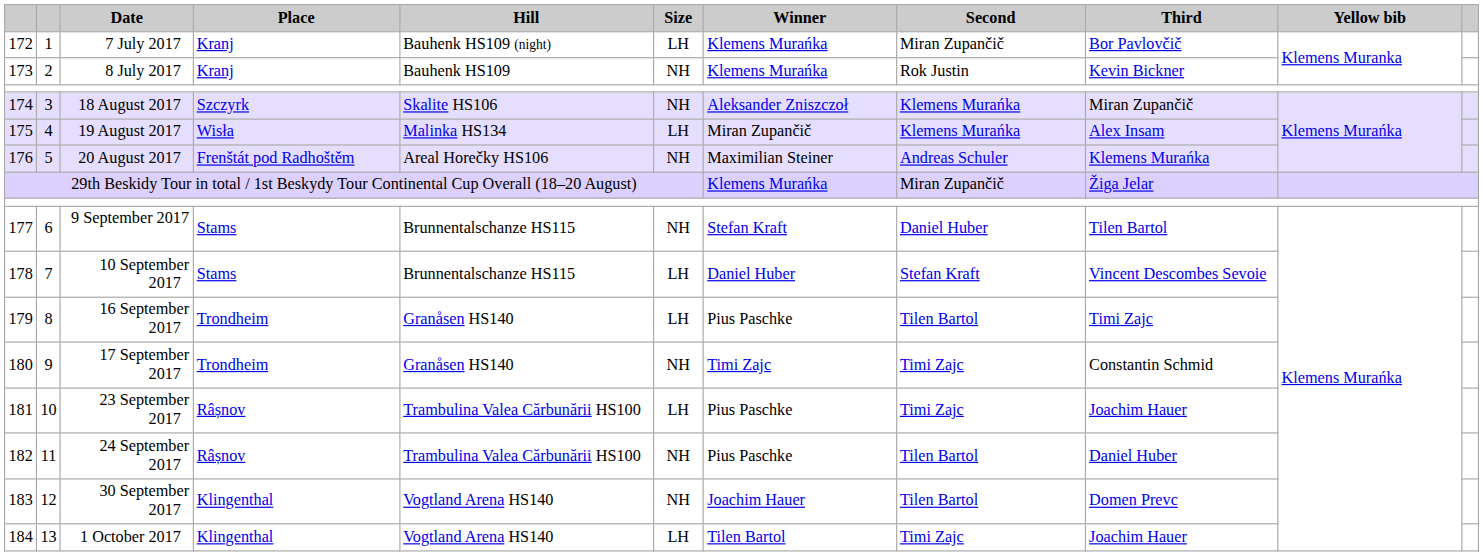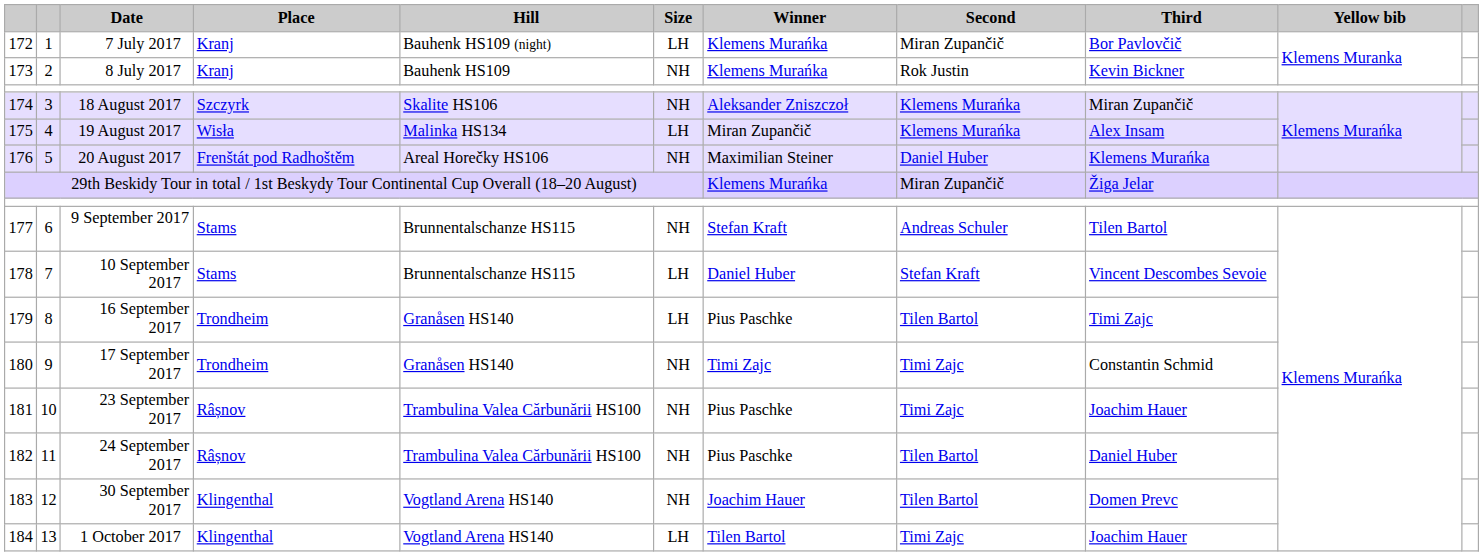(954, 157) Andreas Schuler -> (944, 157) Daniel Huber
(944, 228) Daniel Huber -> (954, 228) Andreas Schuler
(678, 409) LH -> (678, 409) NH
